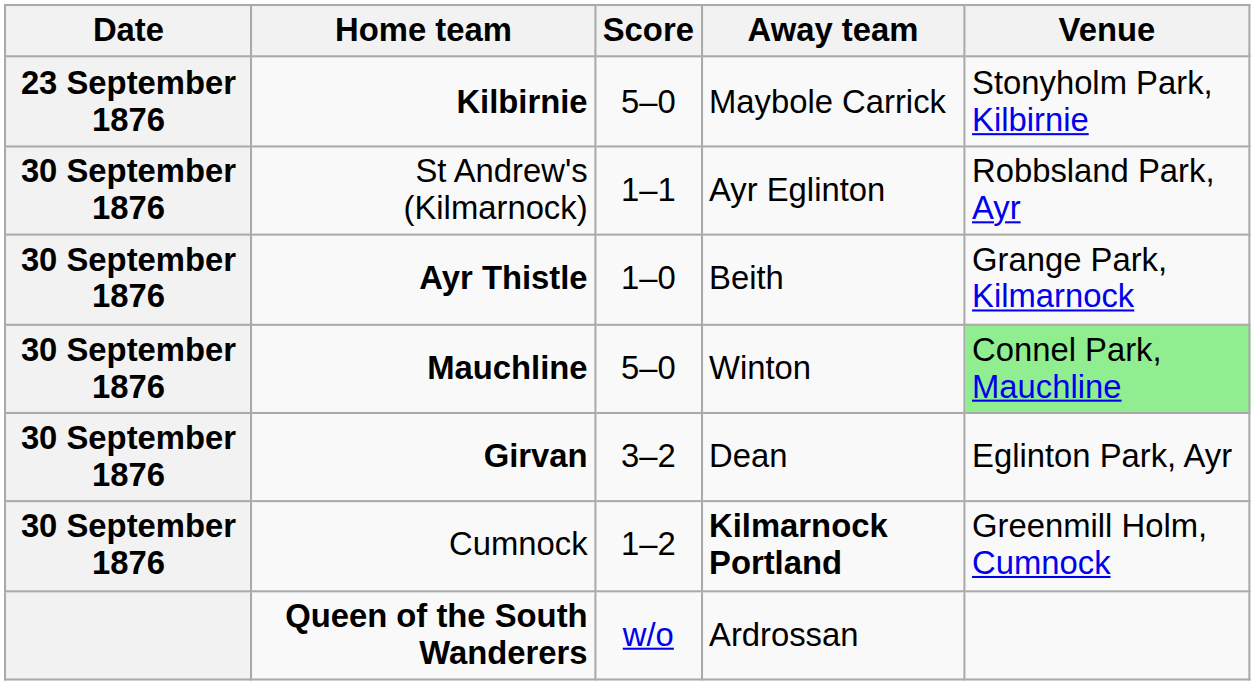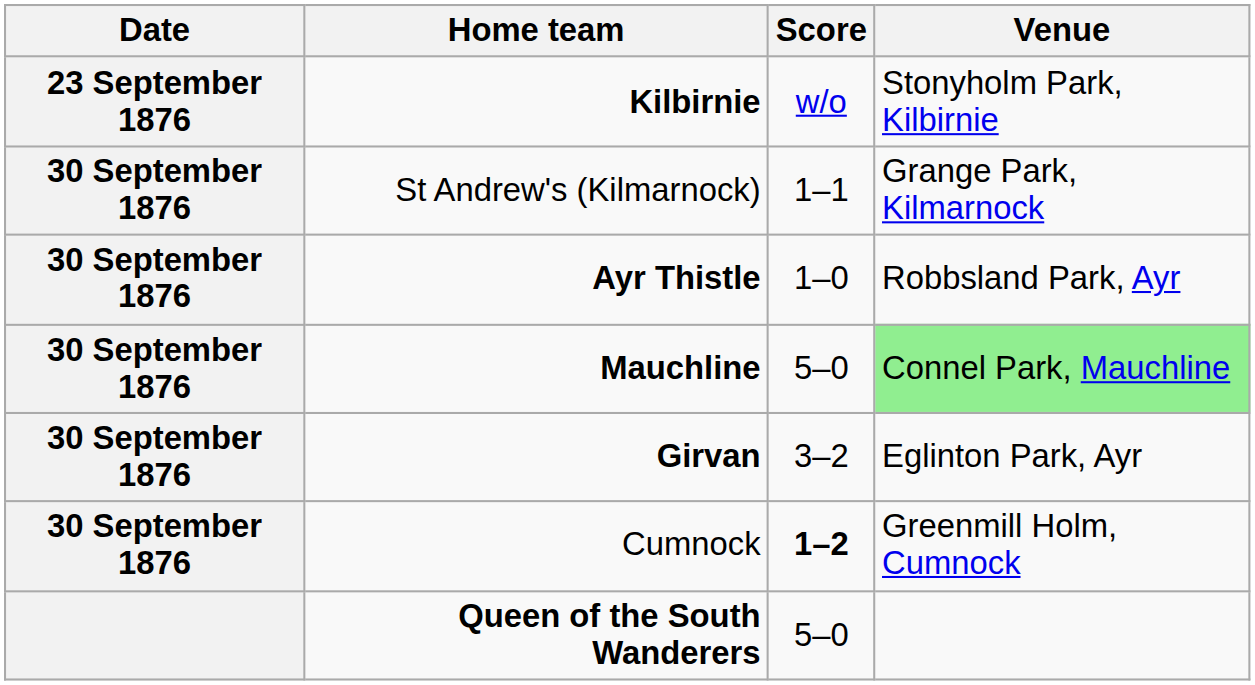- column: (833, 30)
(648, 100) 5–0 -> (821, 100) w/o
(1093, 189) Robbsland Park, Ayr -> (980, 189) Grange Park, Kilmarnock
(1070, 278) Grange Park, Kilmarnock -> (1031, 278) Robbsland Park, Ayr
(648, 545) normal -> (821, 545) bold
(648, 634) w/o -> (821, 634) 5–0
